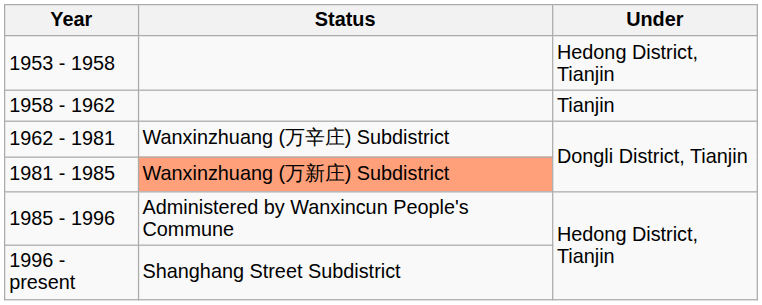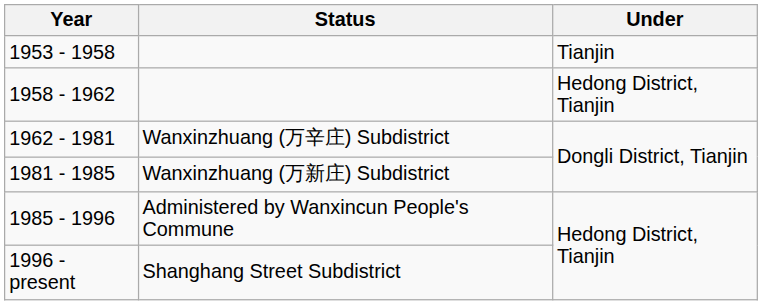(627, 62) Hedong District, Tianjin -> (586, 51) Tianjin
(586, 105) Tianjin -> (627, 94) Hedong District, Tianjin
(296, 173) lightsalmon background -> (296, 173) no background
